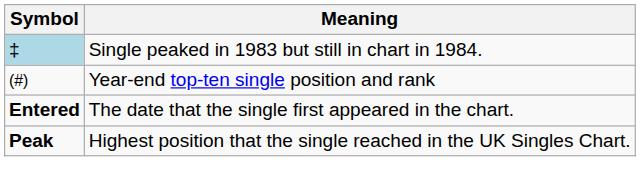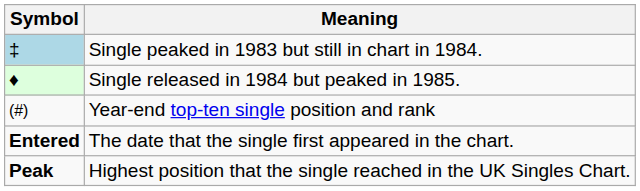+ row: (274, 79)
